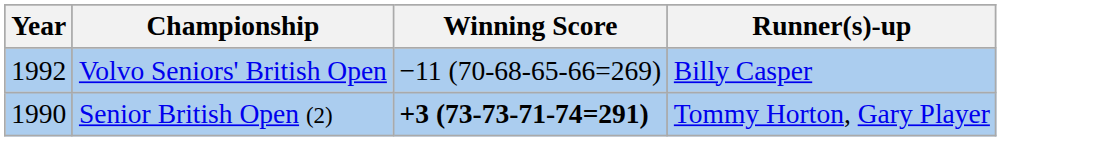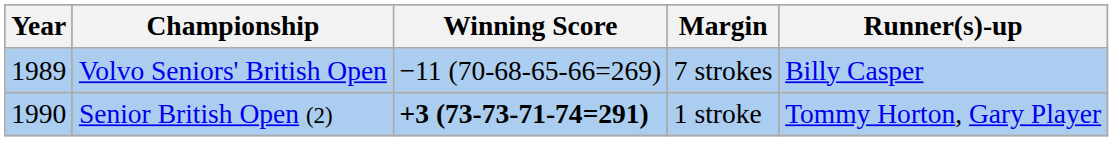+ column: (723, 26)
(39, 69) 1992 -> (39, 69) 1989
